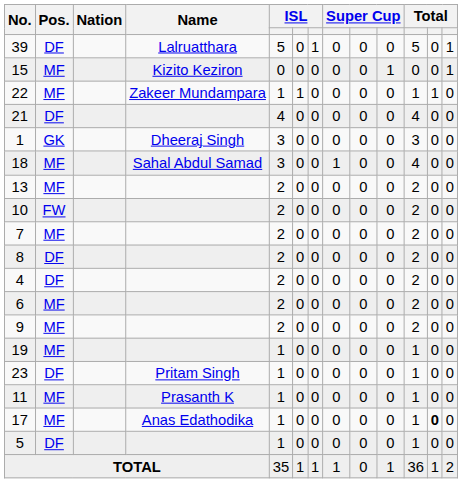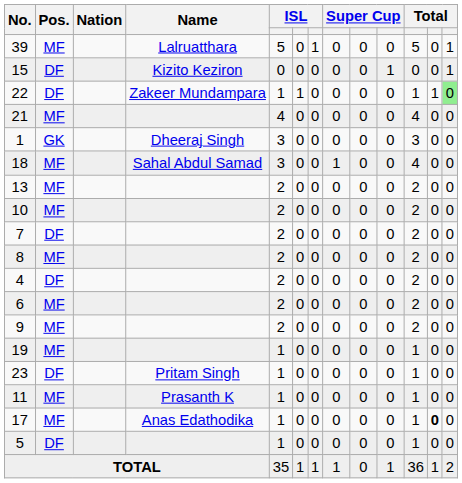(54, 47) DF -> (54, 47) MF
(54, 70) MF -> (54, 70) DF
(54, 93) MF -> (54, 93) DF
(450, 93) no background -> (450, 93) lightgreen background
(54, 117) DF -> (54, 117) MF
(54, 210) FW -> (54, 210) MF
(54, 233) MF -> (54, 233) DF
(54, 257) DF -> (54, 257) MF
